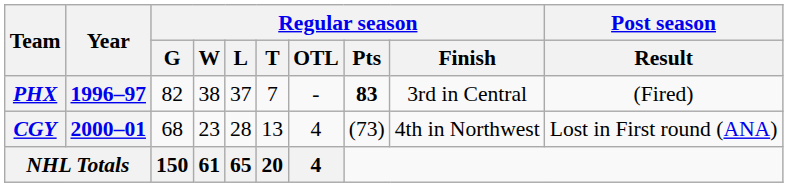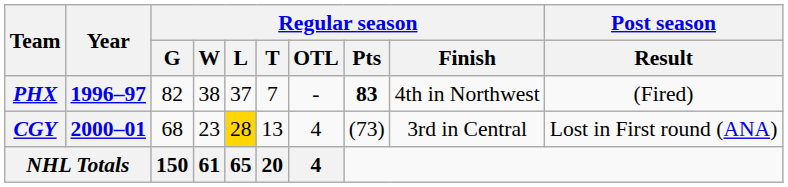(467, 93) 3rd in Central -> (467, 93) 4th in Northwest
(241, 129) no background -> (241, 129) gold background
(467, 129) 4th in Northwest -> (467, 129) 3rd in Central
